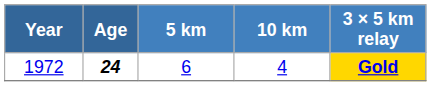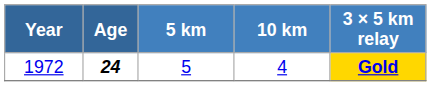(186, 67) 6 -> (186, 67) 5
